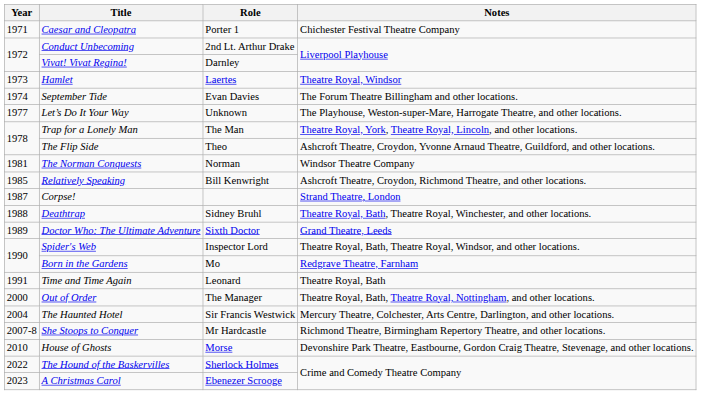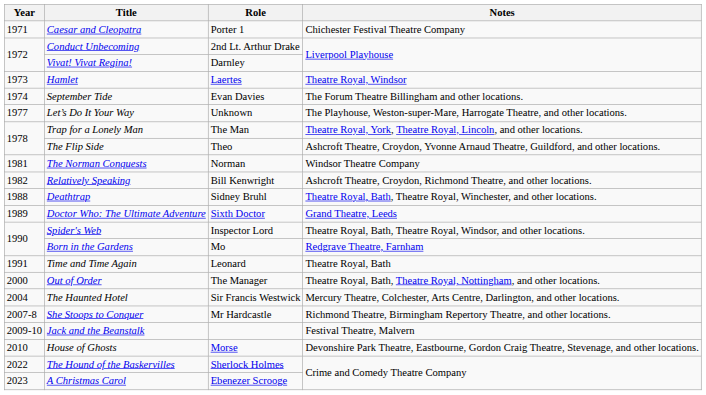(17, 180) 1985 -> (17, 180) 1982
- row: (59, 197)
+ row: (96, 331)
